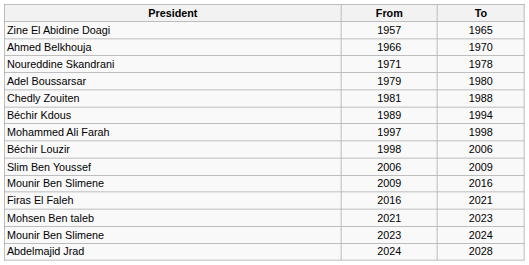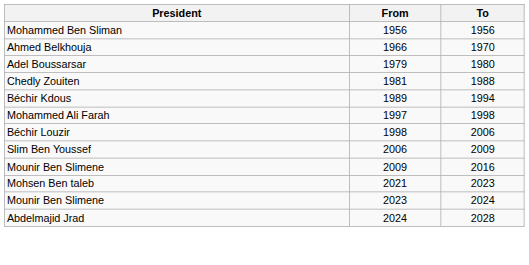+ row: (64, 30)
- row: (59, 30)
- row: (61, 64)
- row: (40, 201)
